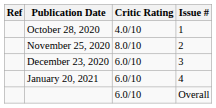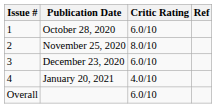columns swapped: (194, 12) <-> (15, 12)
(128, 29) 4.0/10 -> (144, 29) 6.0/10
(128, 78) 6.0/10 -> (144, 78) 4.0/10
